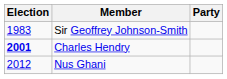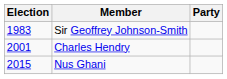(19, 47) bold -> (19, 47) normal
(19, 64) 2012 -> (19, 64) 2015
